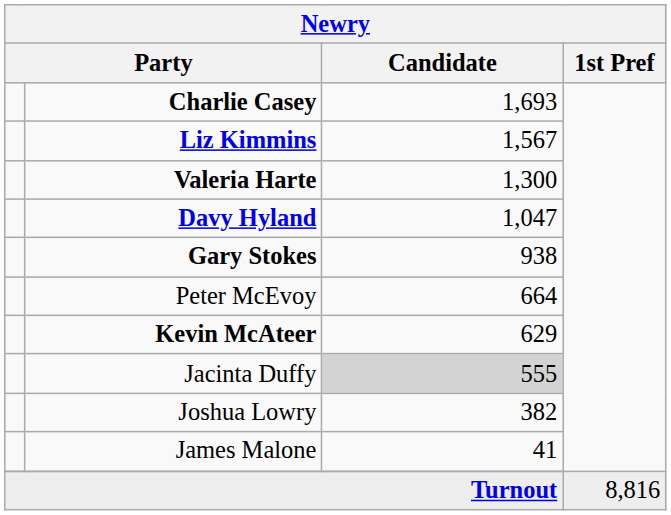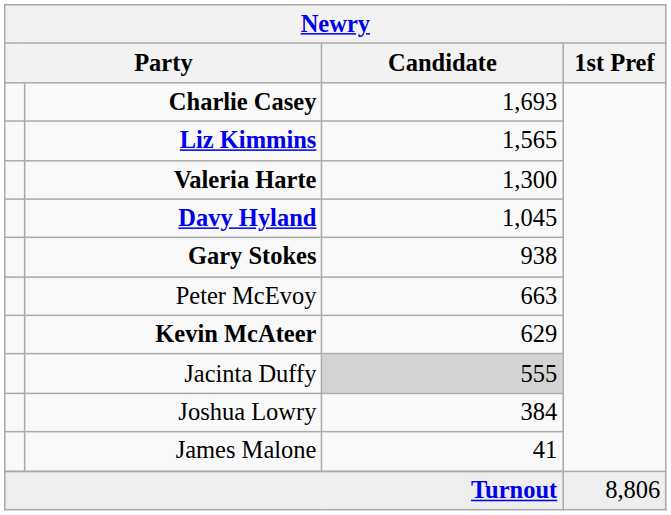(530, 140) 1,567 -> (530, 140) 1,565
(530, 218) 1,047 -> (530, 218) 1,045
(539, 295) 664 -> (539, 295) 663
(539, 412) 382 -> (539, 412) 384
(633, 489) 8,816 -> (633, 489) 8,806
